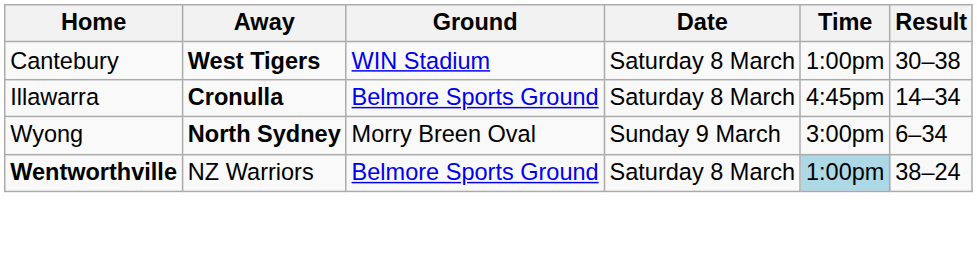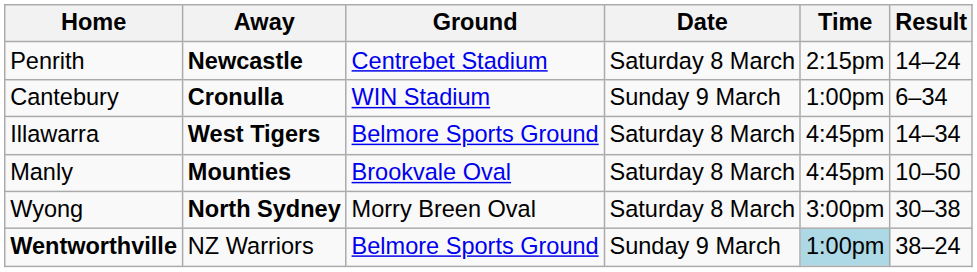+ row: (47, 60)
(254, 60) West Tigers -> (236, 97) Cronulla
(702, 60) Saturday 8 March -> (695, 97) Sunday 9 March
(928, 60) 30–38 -> (921, 97) 6–34
(236, 97) Cronulla -> (254, 135) West Tigers
+ row: (42, 172)
(695, 135) Sunday 9 March -> (702, 209) Saturday 8 March
(921, 135) 6–34 -> (928, 209) 30–38
(702, 172) Saturday 8 March -> (695, 246) Sunday 9 March
